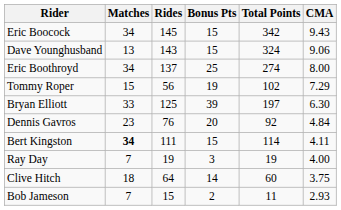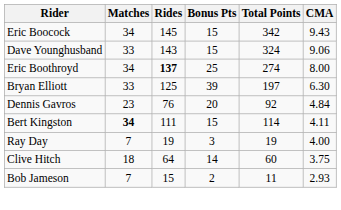(128, 50) 13 -> (128, 50) 33
(168, 68) normal -> (168, 68) bold
- row: (40, 86)
